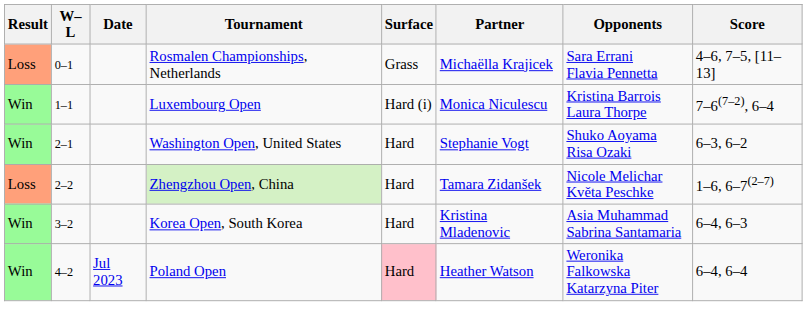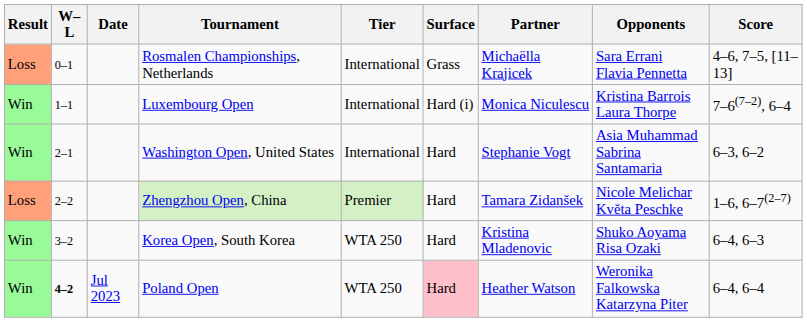+ column: (382, 24)
(612, 144) Shuko Aoyama Risa Ozaki -> (647, 152) Asia Muhammad Sabrina Santamaria
(624, 223) Asia Muhammad Sabrina Santamaria -> (641, 240) Shuko Aoyama Risa Ozaki
(64, 273) normal -> (64, 288) bold
